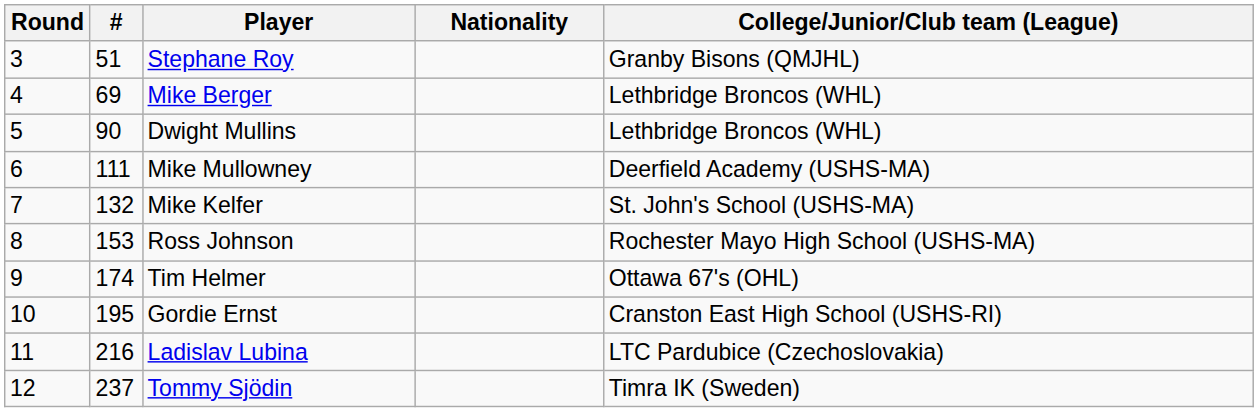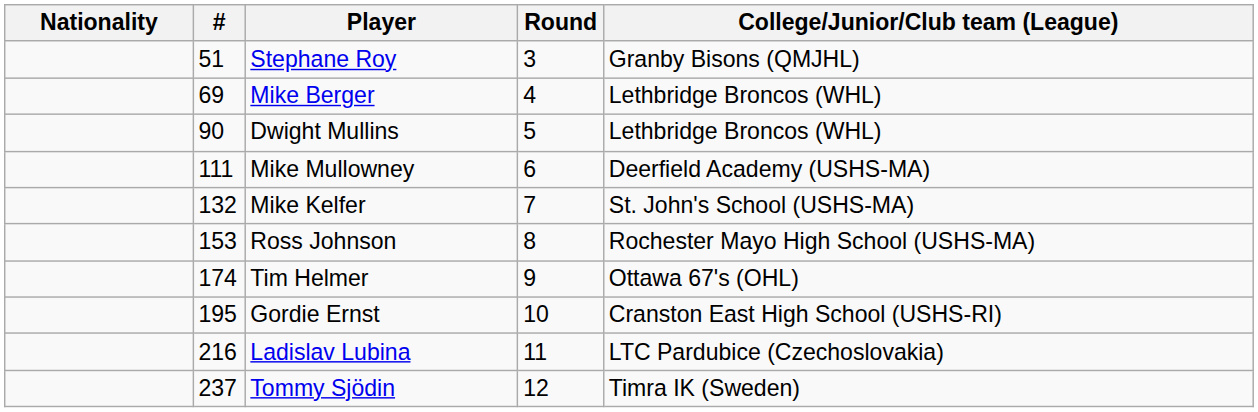columns swapped: (48, 22) <-> (509, 22)
